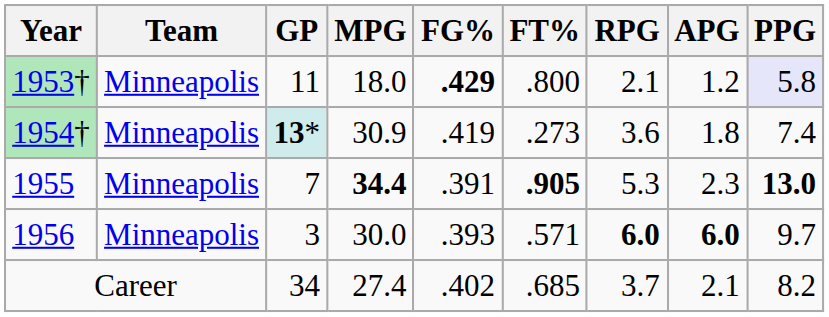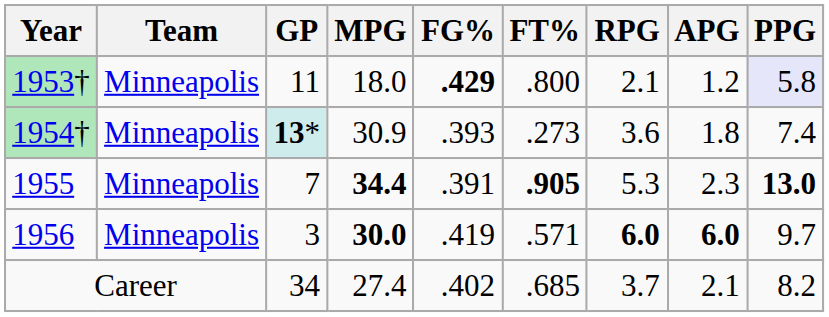(468, 132) .419 -> (468, 132) .393
(379, 234) normal -> (379, 234) bold
(468, 234) .393 -> (468, 234) .419
